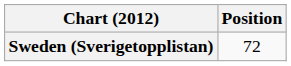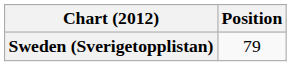(252, 46) 72 -> (252, 46) 79
